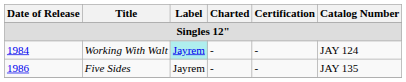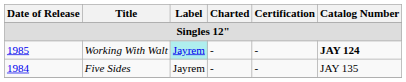(18, 50) 1984 -> (18, 50) 1985
(339, 50) normal -> (340, 50) bold
(18, 68) 1986 -> (18, 68) 1984
